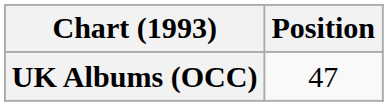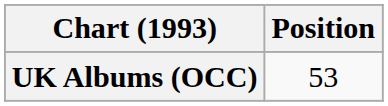(323, 76) 47 -> (323, 76) 53
